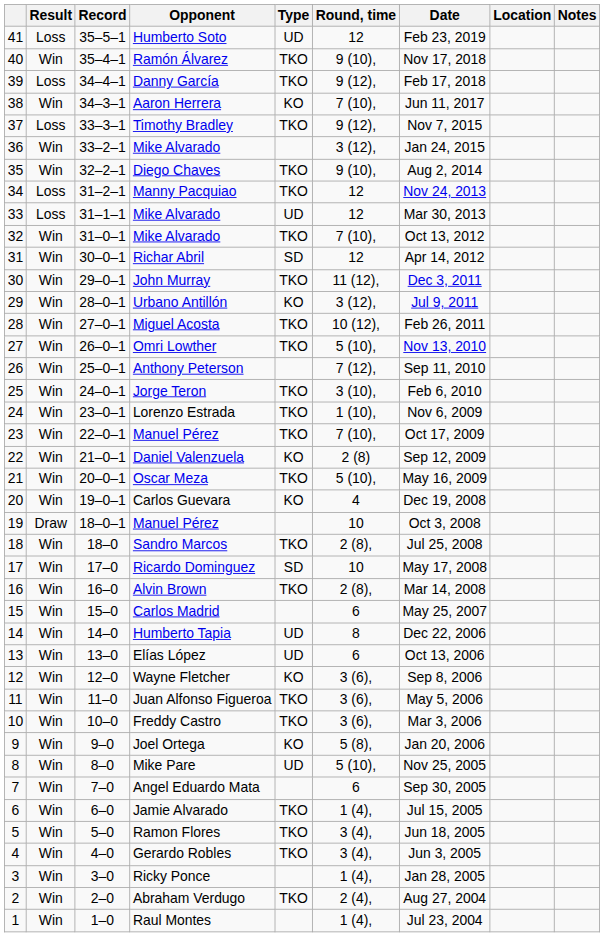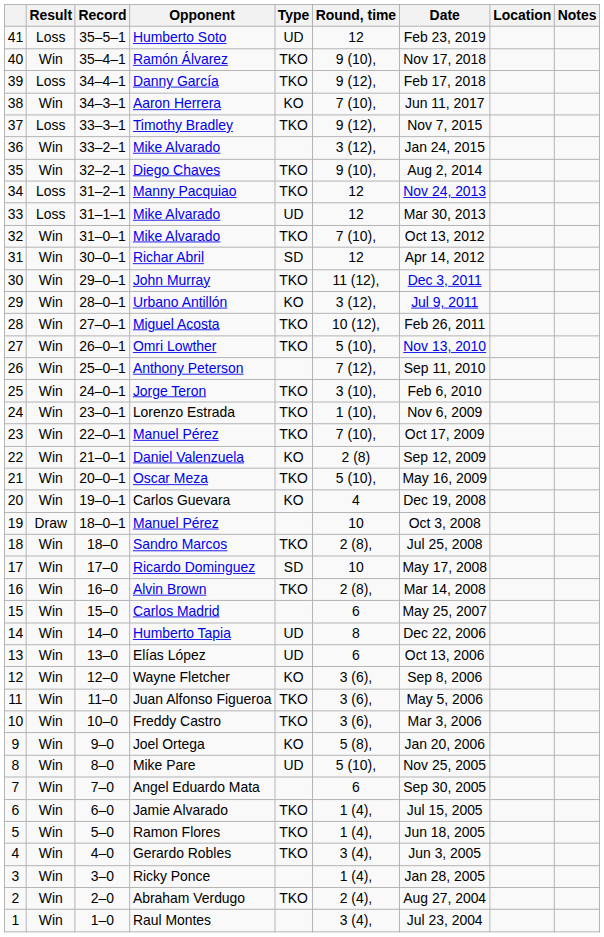(356, 832) 3 (4), -> (356, 832) 1 (4),
(356, 920) 1 (4), -> (356, 920) 3 (4),
